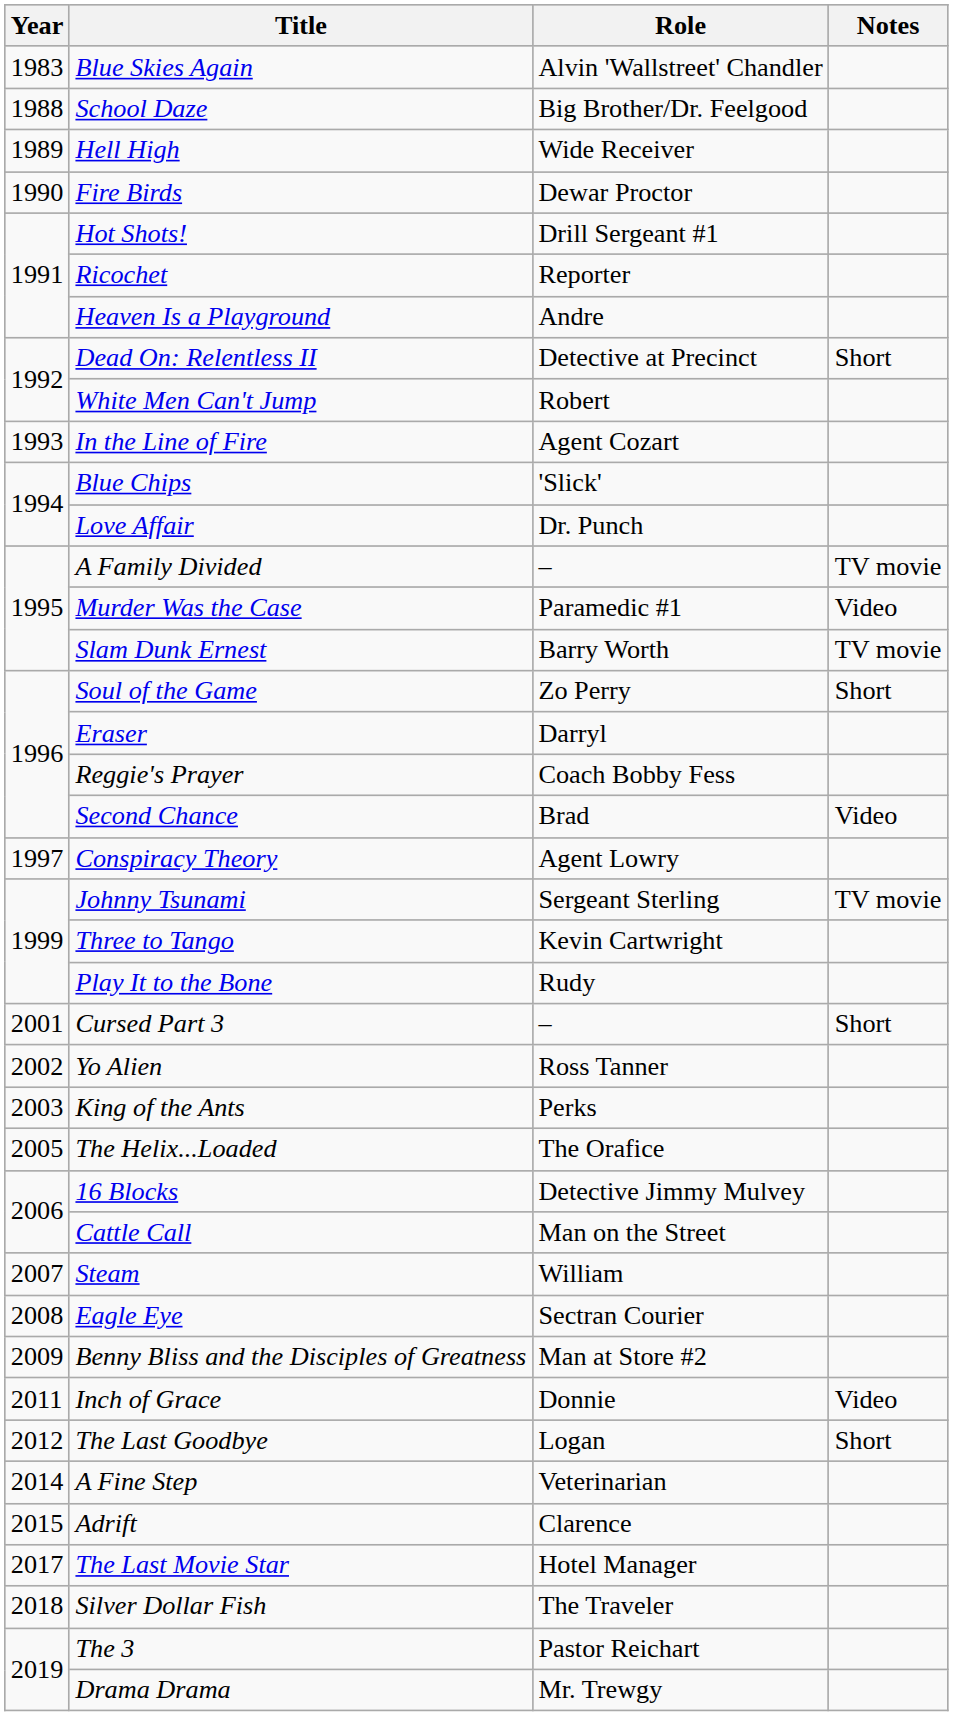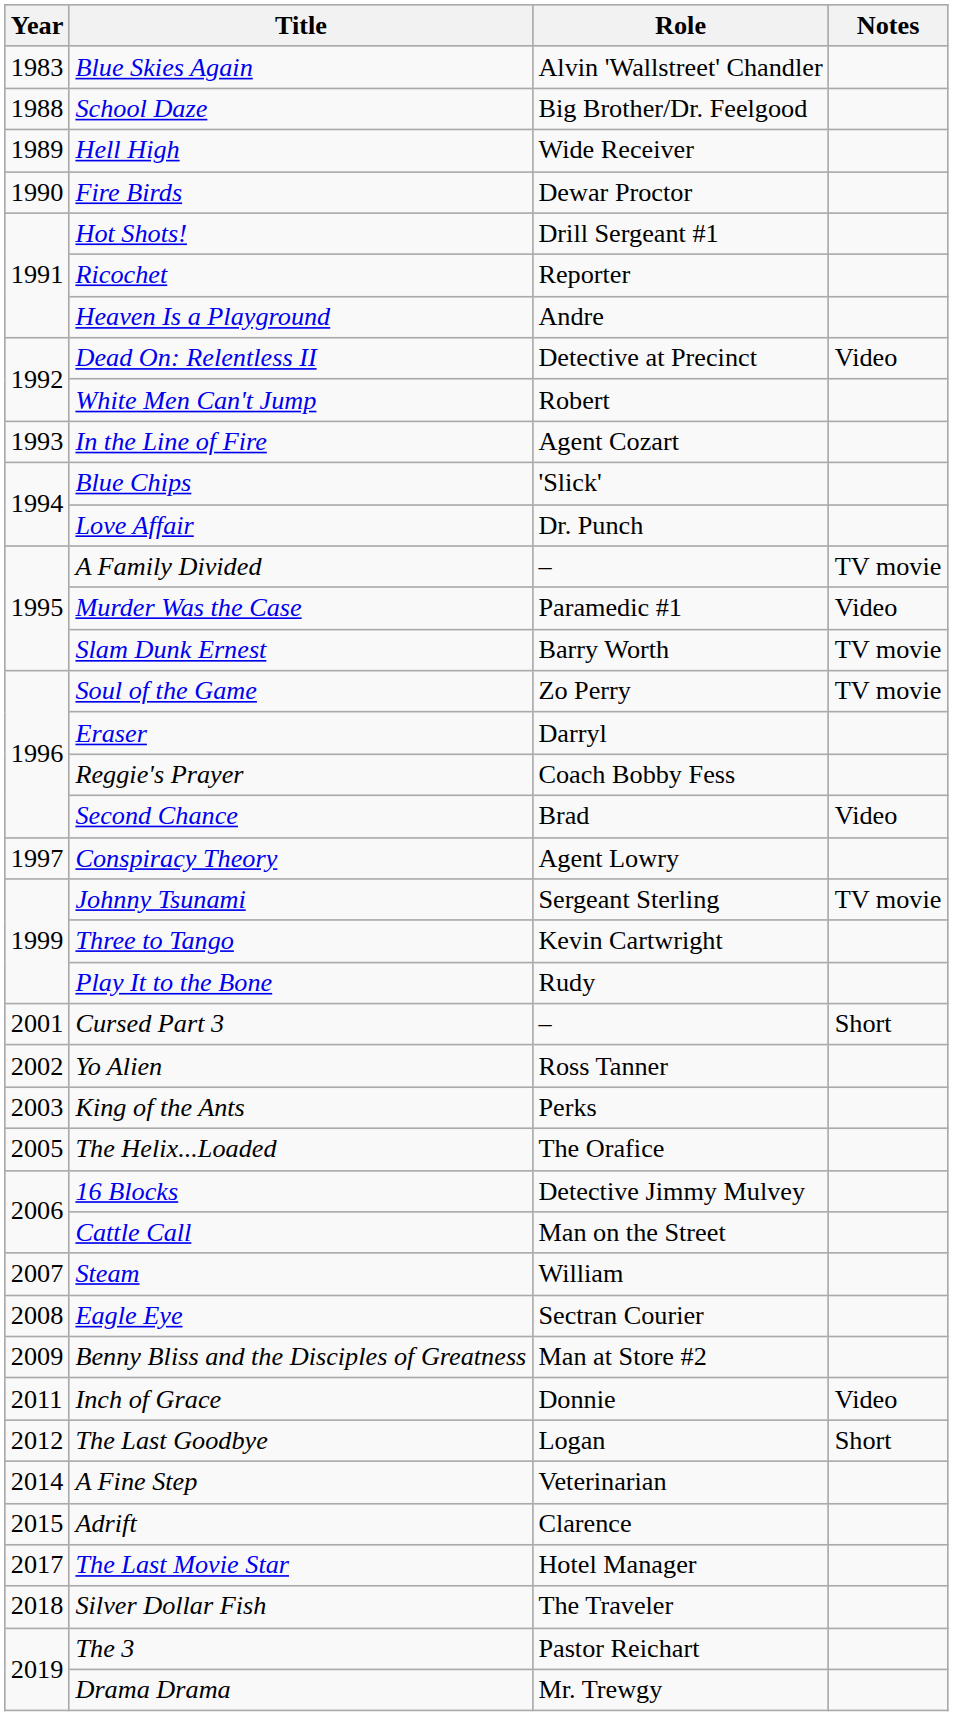(863, 358) Short -> (866, 358) Video
(863, 691) Short -> (888, 691) TV movie
